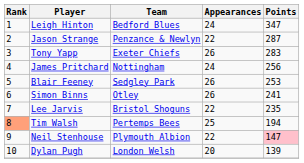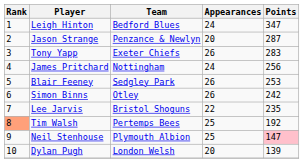(210, 39) 22 -> (210, 39) 20
(273, 95) 241 -> (273, 95) 242
(273, 123) 194 -> (273, 123) 192
(210, 137) 22 -> (210, 137) 25
